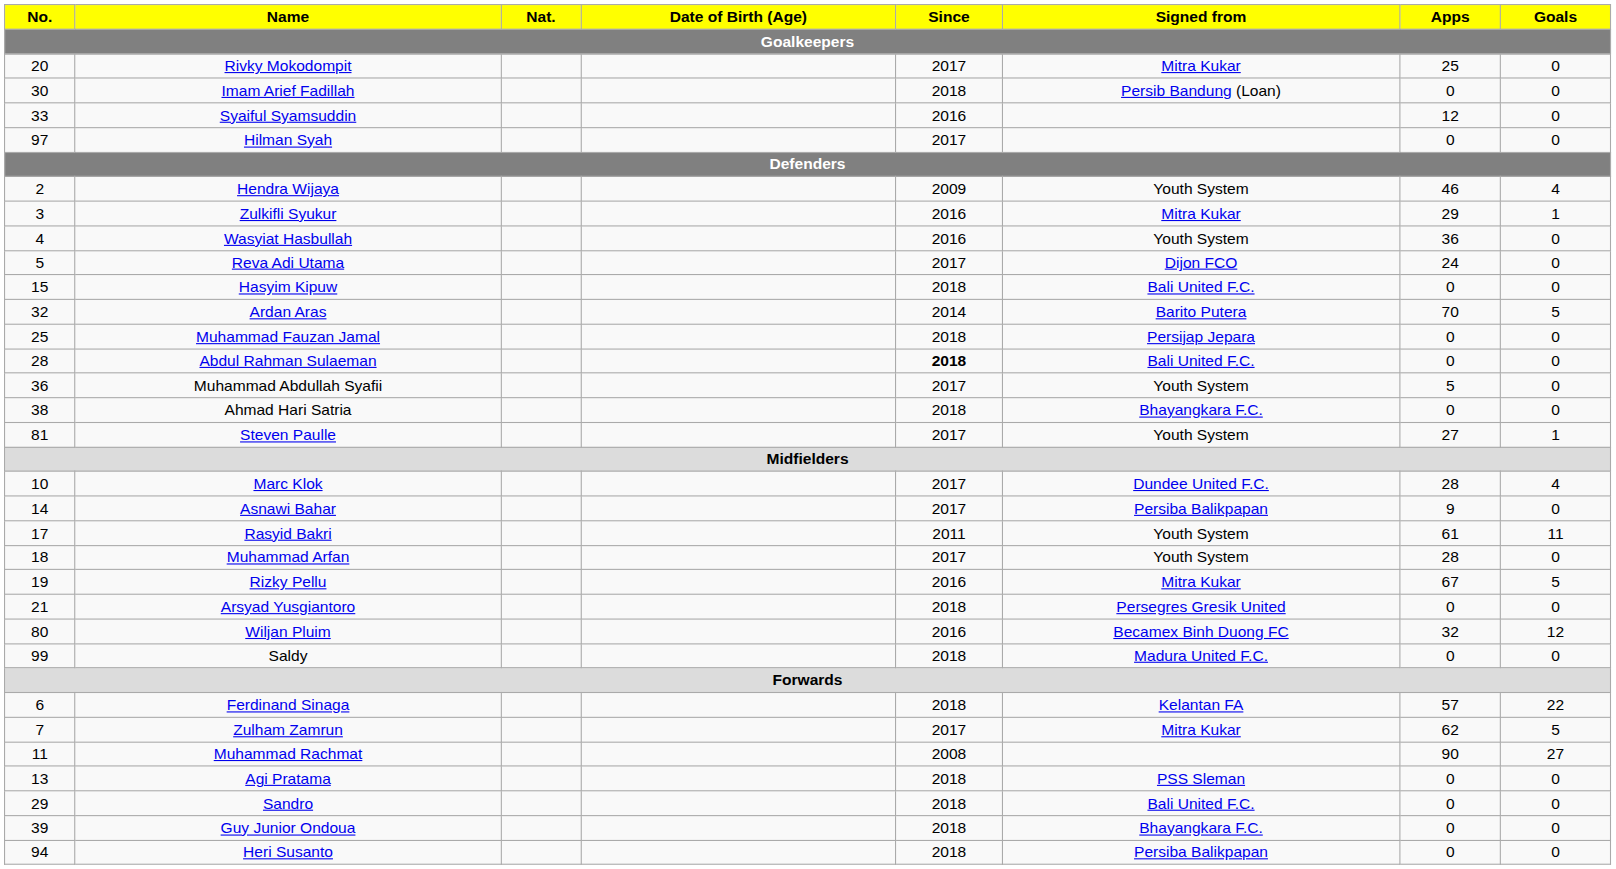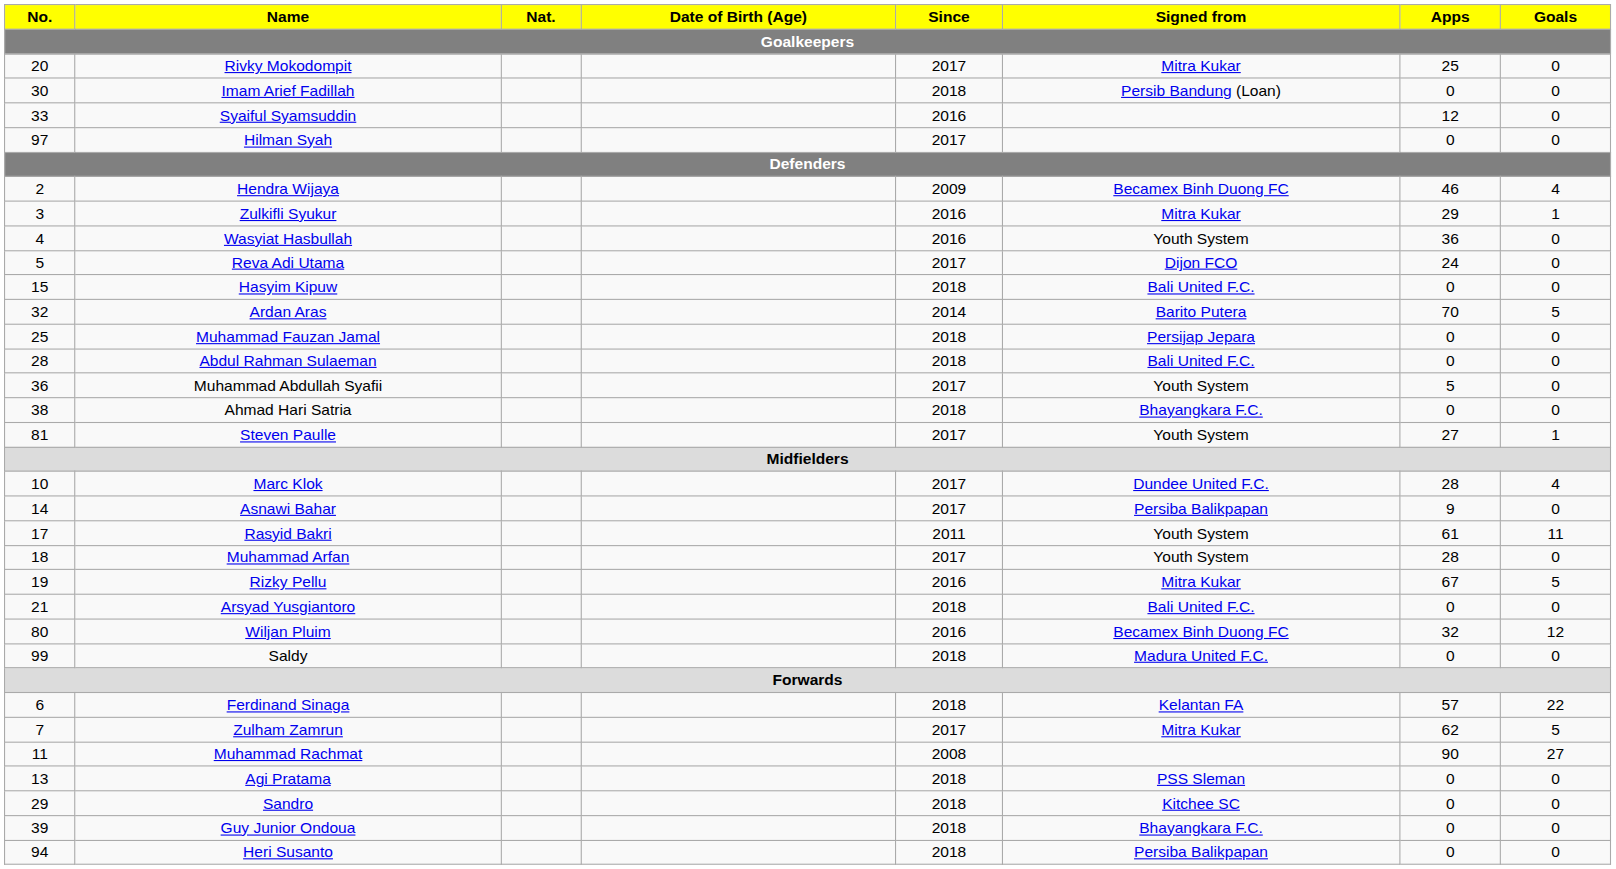(1201, 189) Youth System -> (1201, 189) Becamex Binh Duong FC
(949, 361) bold -> (949, 361) normal
(1201, 607) Persegres Gresik United -> (1201, 607) Bali United F.C.
(1201, 803) Bali United F.C. -> (1201, 803) Kitchee SC
